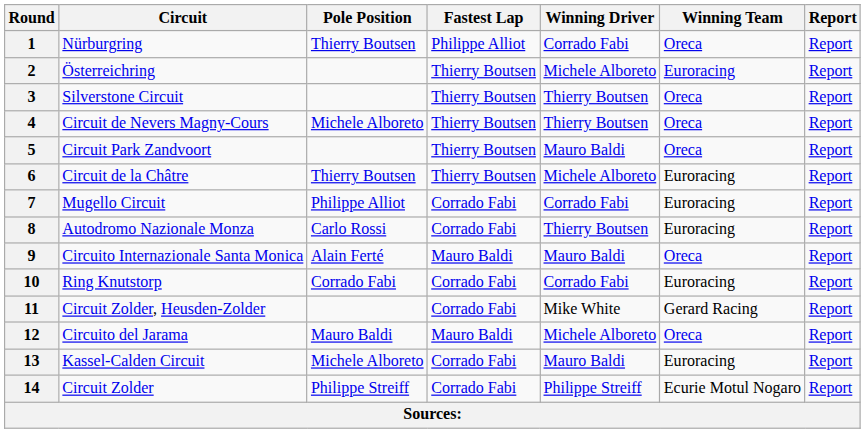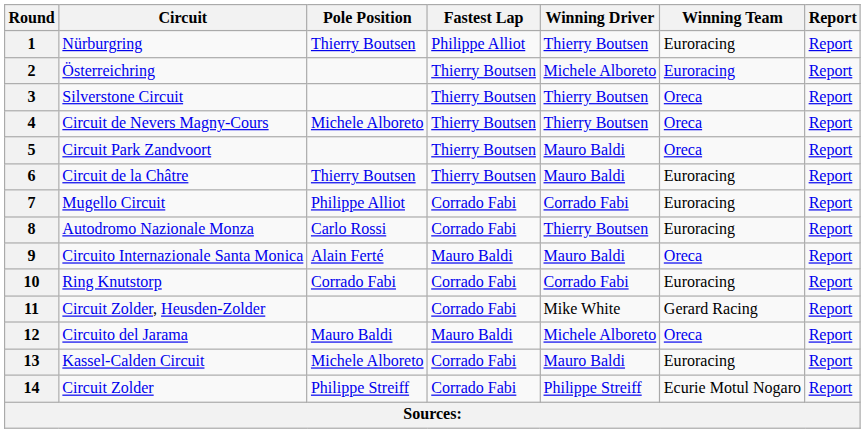(586, 43) Corrado Fabi -> (596, 43) Thierry Boutsen
(683, 43) Oreca -> (699, 43) Euroracing
(600, 176) Michele Alboreto -> (584, 176) Mauro Baldi
